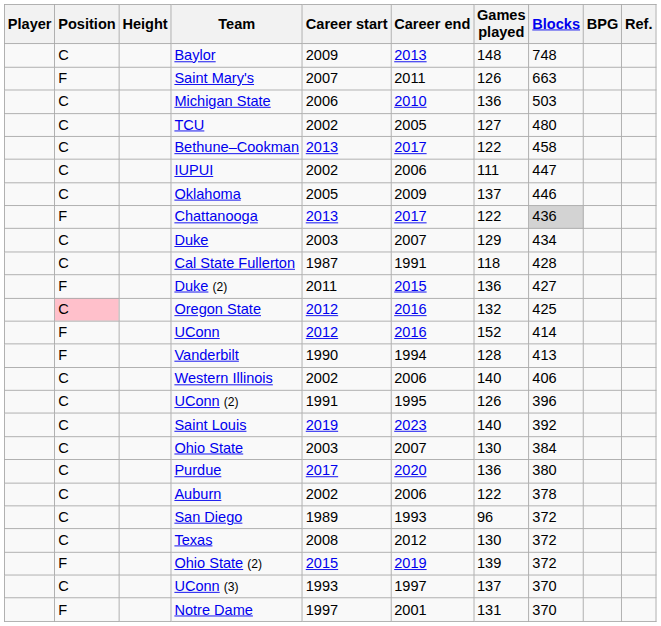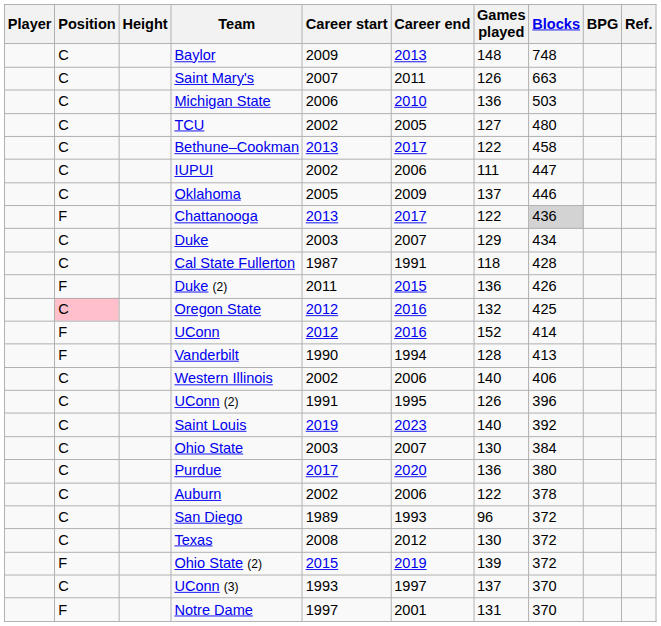(63, 78) F -> (64, 78) C
(544, 286) 427 -> (544, 286) 426
